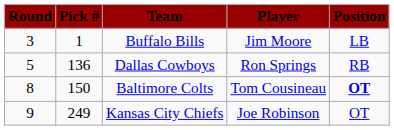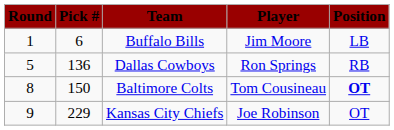(30, 40) 3 -> (30, 40) 1
(79, 40) 1 -> (79, 40) 6
(79, 112) 249 -> (79, 112) 229
